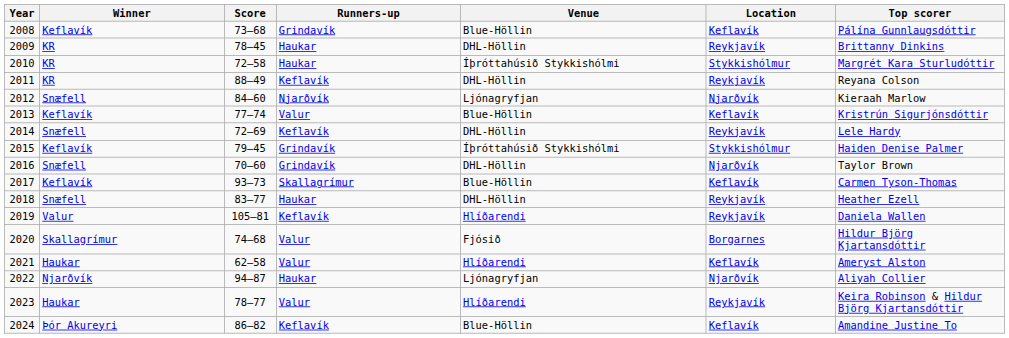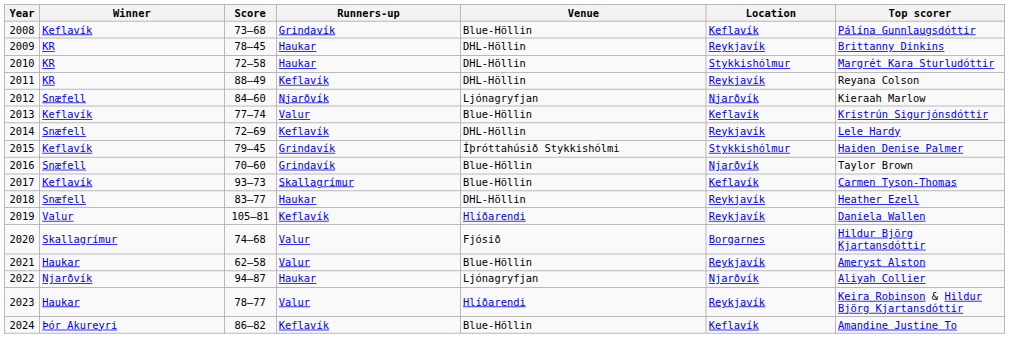(541, 64) Íþróttahúsið Stykkishólmi -> (494, 64) DHL-Höllin
(494, 165) DHL-Höllin -> (498, 165) Blue-Höllin
(494, 262) Hlíðarendi -> (498, 262) Blue-Höllin
(734, 262) Keflavík -> (737, 262) Reykjavík
